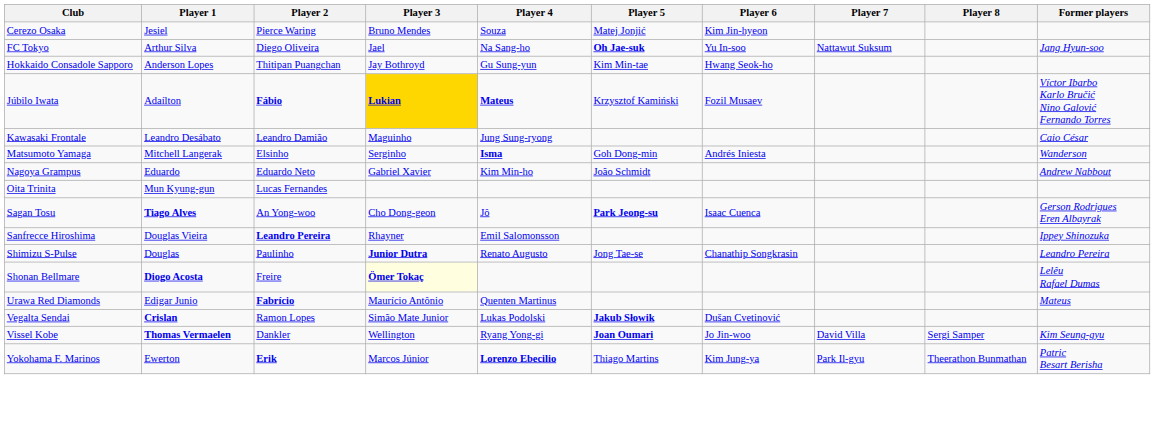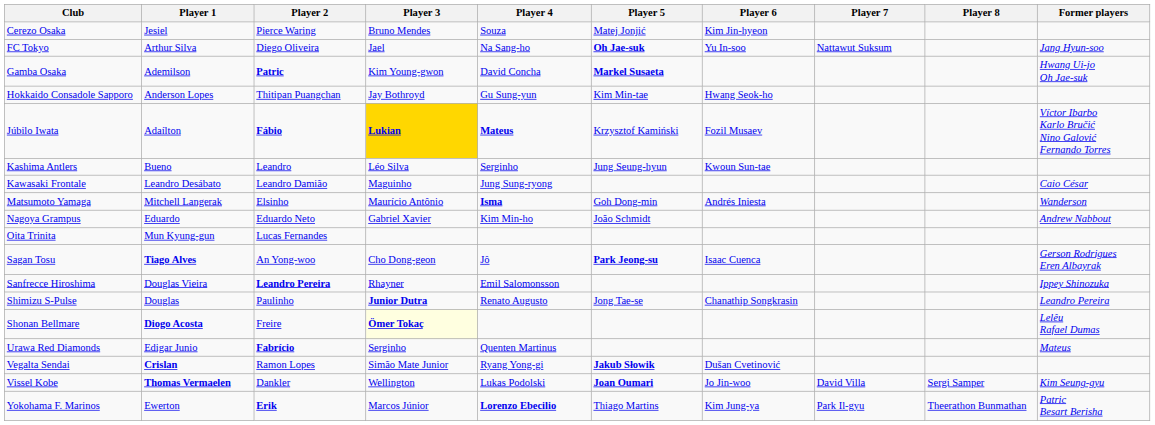+ row: (36, 71)
+ row: (42, 167)
(387, 154) Serginho -> (406, 201) Maurício Antônio
(406, 300) Maurício Antônio -> (387, 348) Serginho
(513, 318) Lukas Podolski -> (512, 365) Ryang Yong-gi
(512, 335) Ryang Yong-gi -> (513, 382) Lukas Podolski
